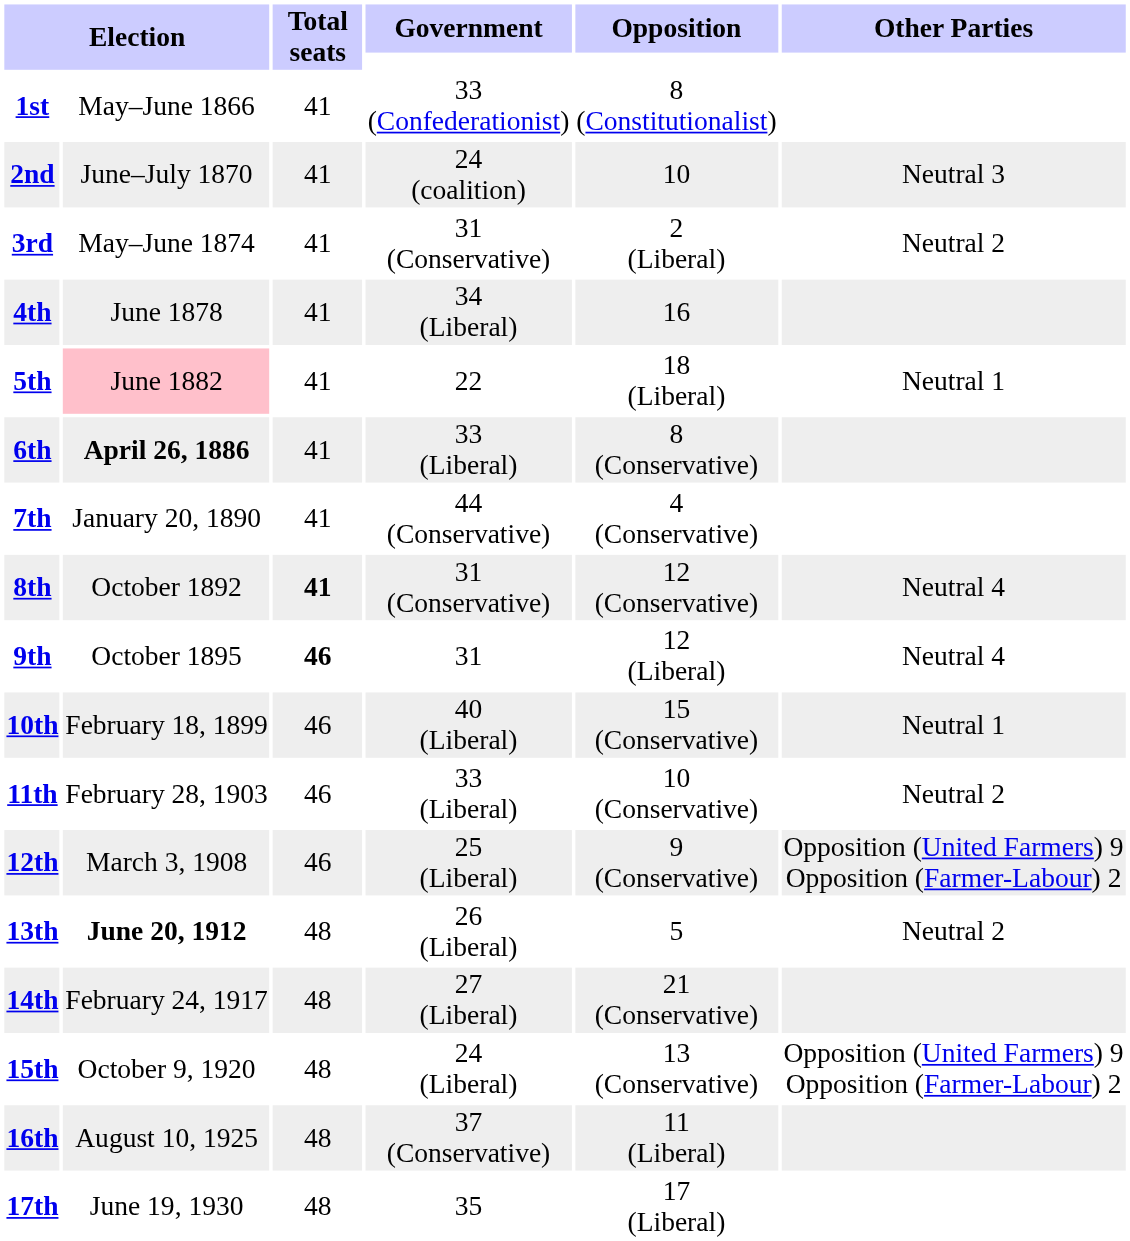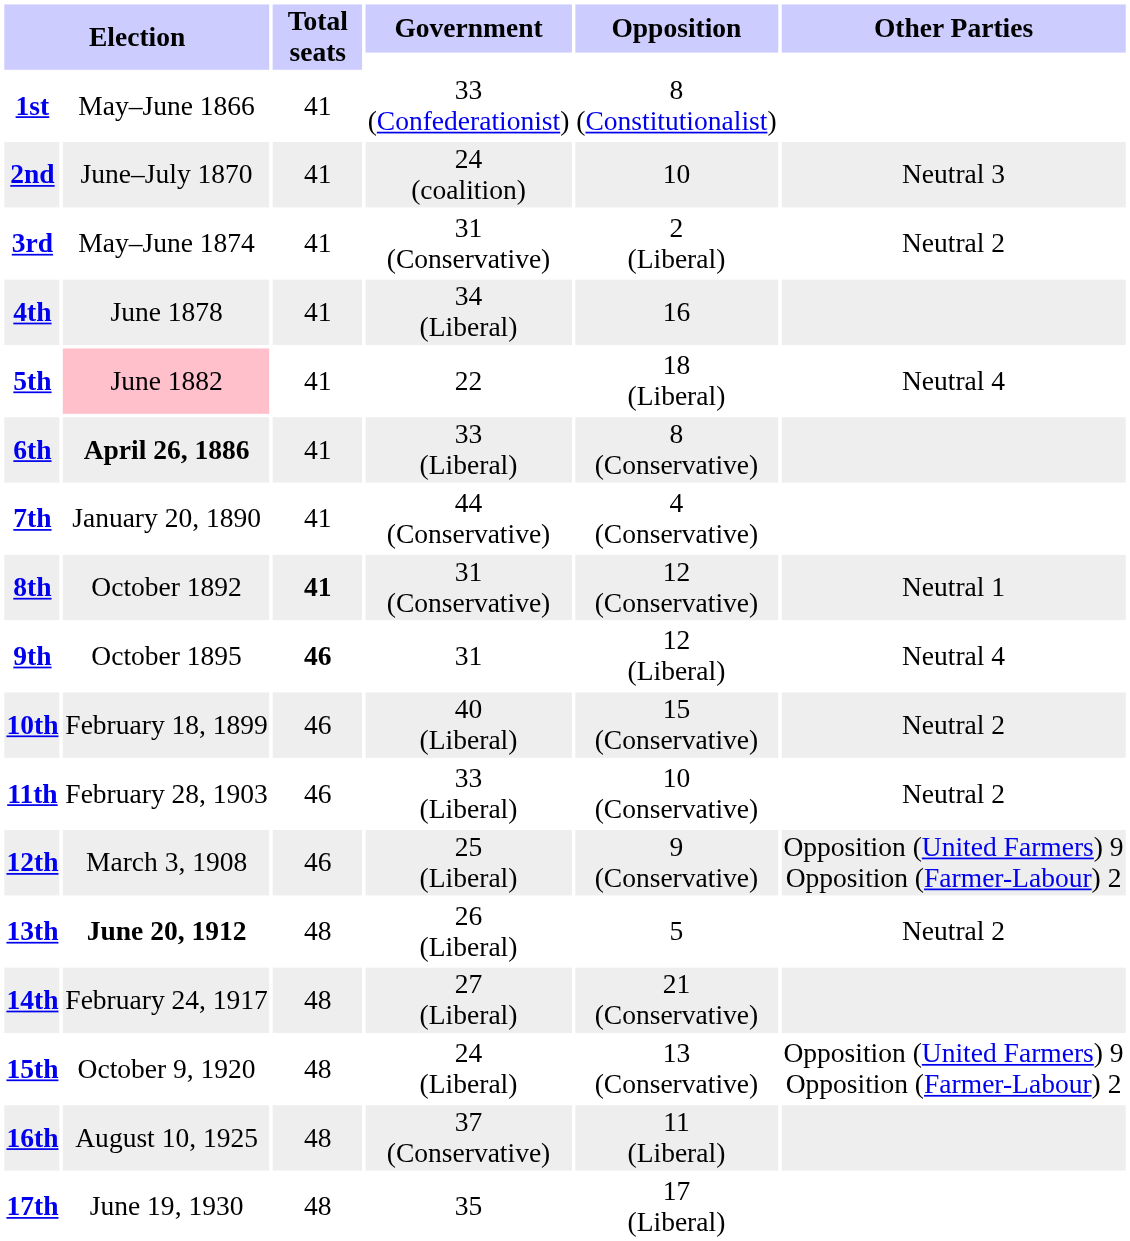(954, 380) Neutral 1 -> (954, 380) Neutral 4
(954, 587) Neutral 4 -> (954, 587) Neutral 1
(954, 724) Neutral 1 -> (954, 724) Neutral 2
